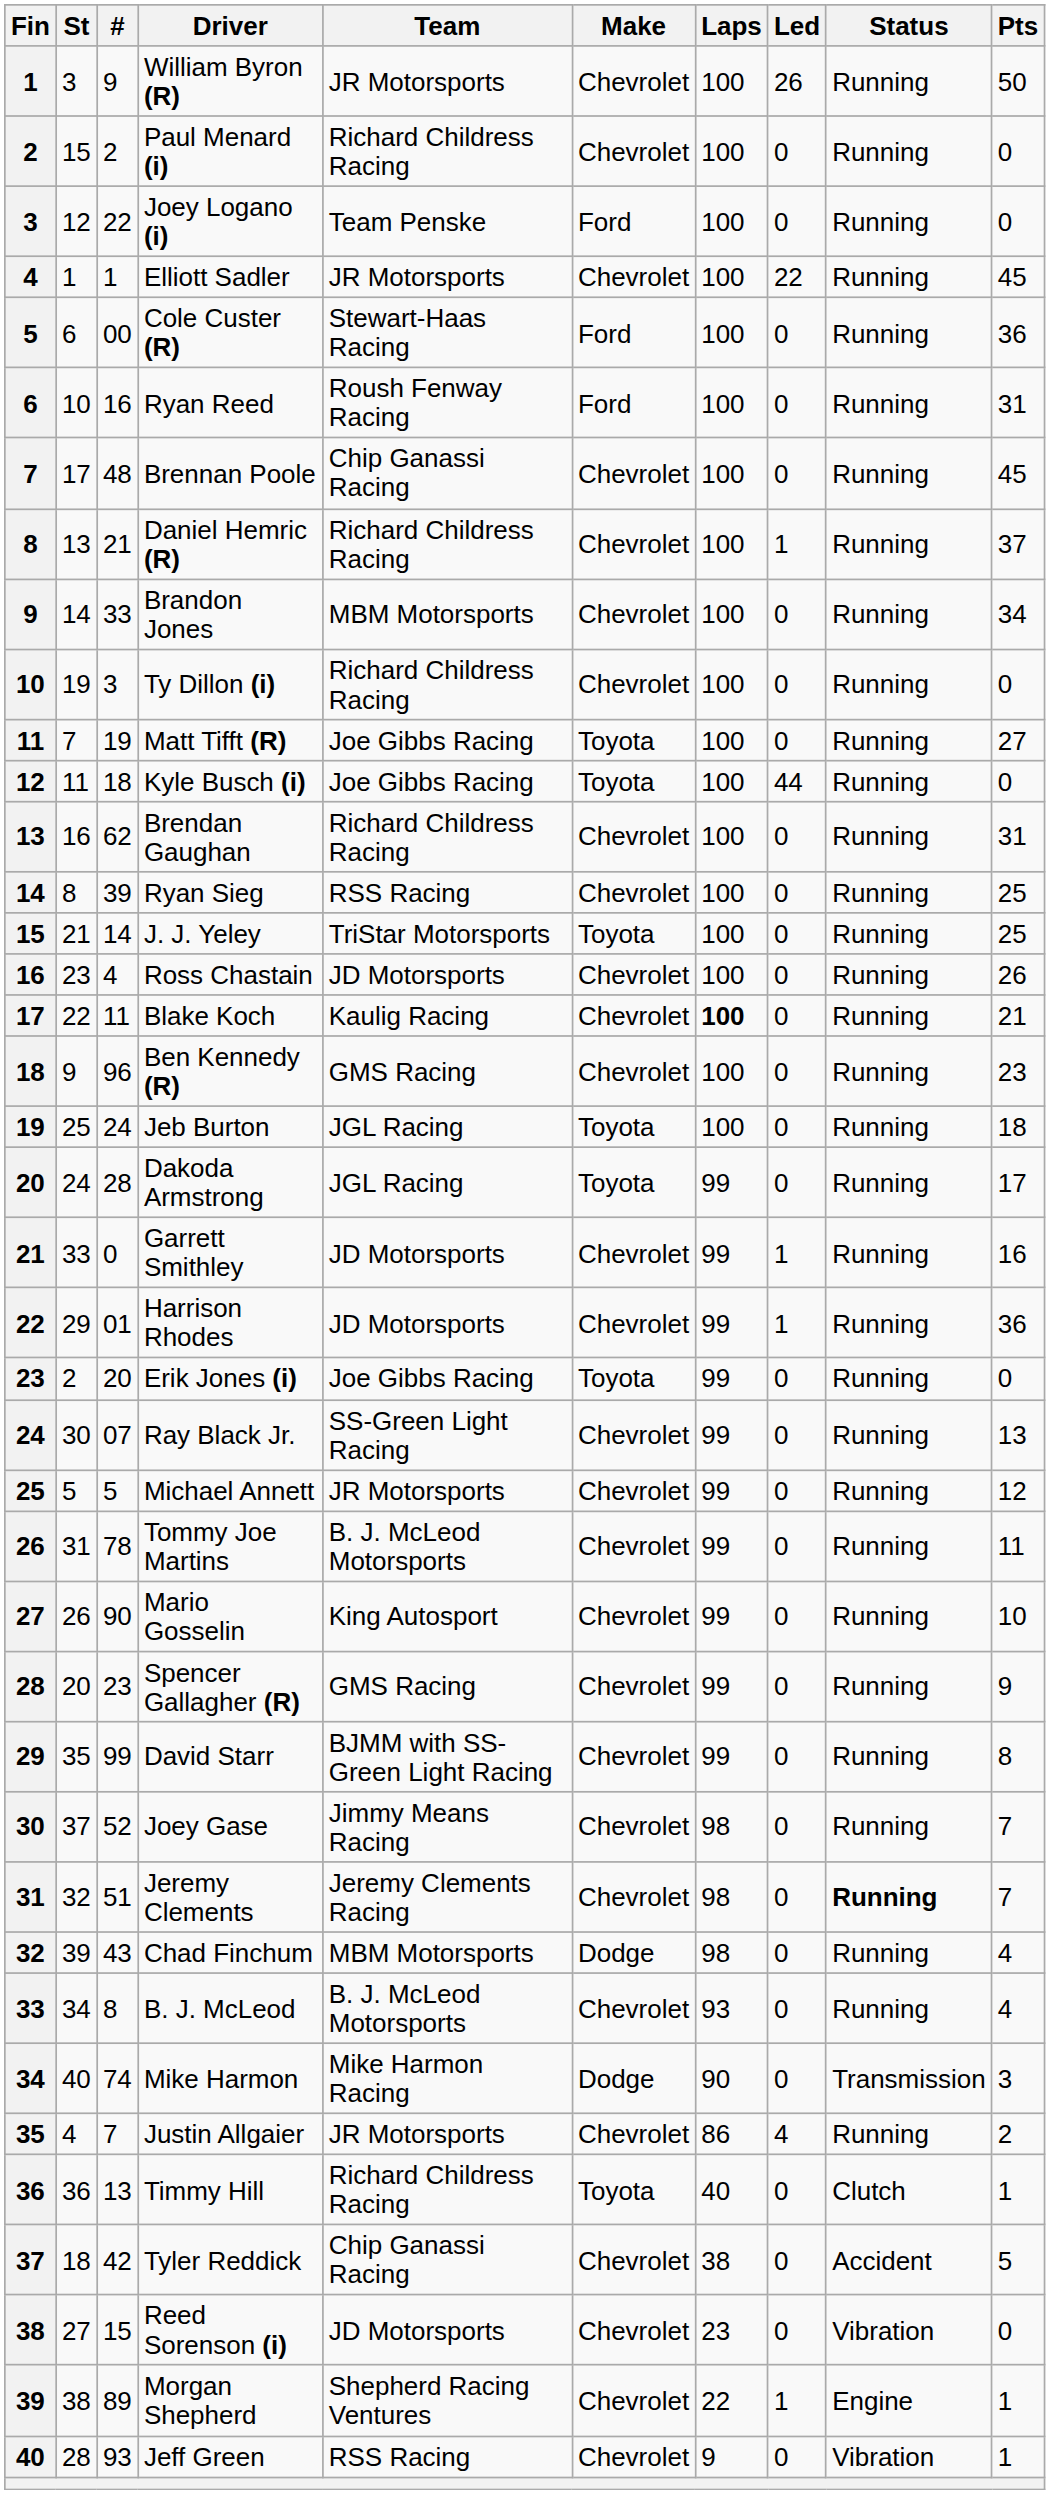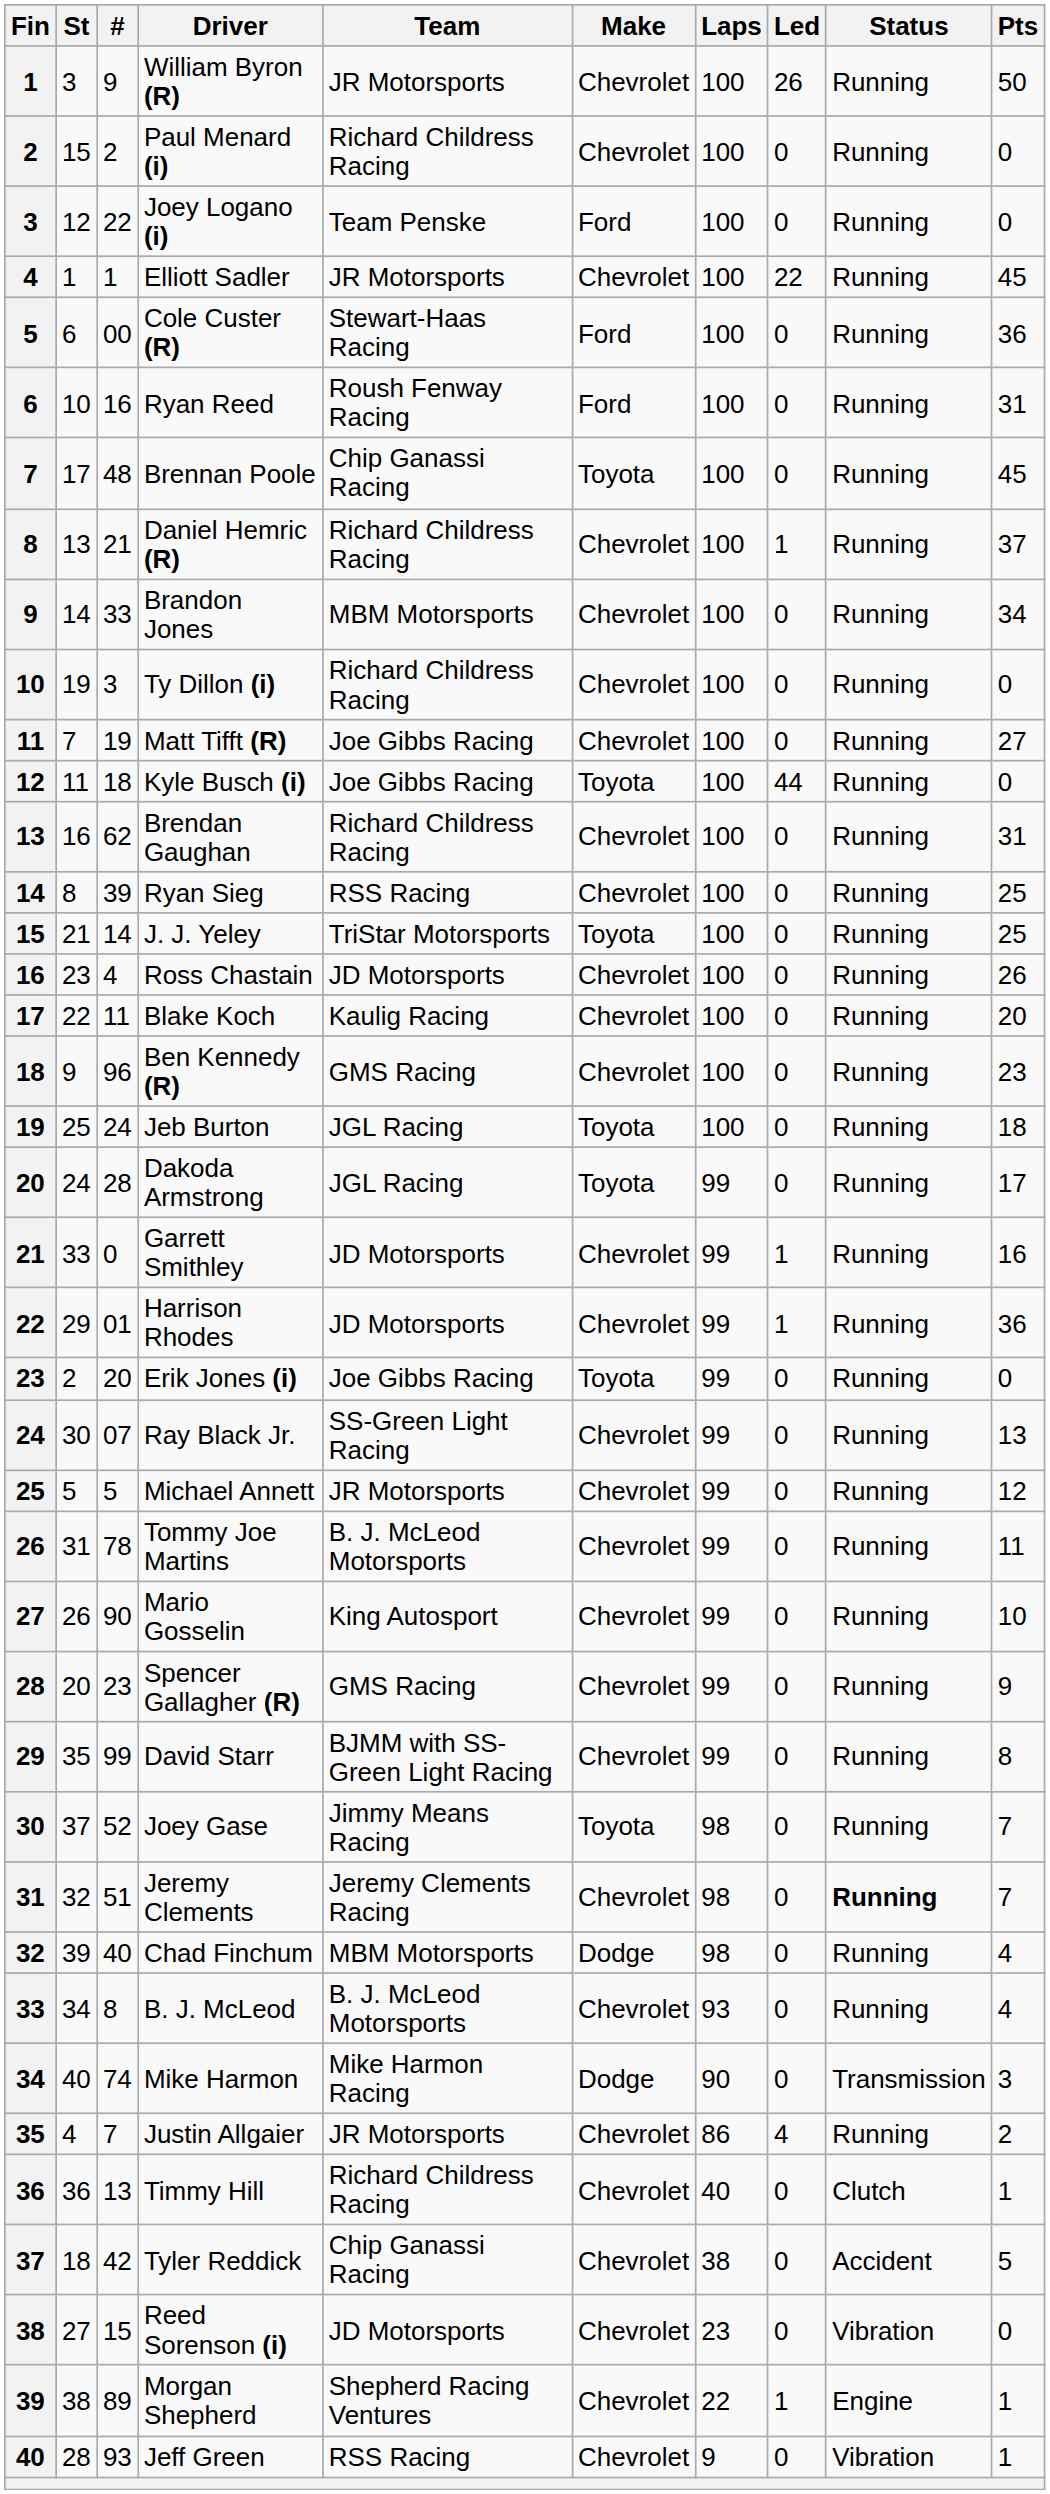(634, 474) Chevrolet -> (616, 474) Toyota
(616, 740) Toyota -> (634, 740) Chevrolet
(723, 1016) bold -> (723, 1016) normal
(1012, 1016) 21 -> (1012, 1016) 20
(634, 1827) Chevrolet -> (616, 1827) Toyota
(117, 1953) 43 -> (117, 1953) 40
(616, 2190) Toyota -> (634, 2190) Chevrolet
